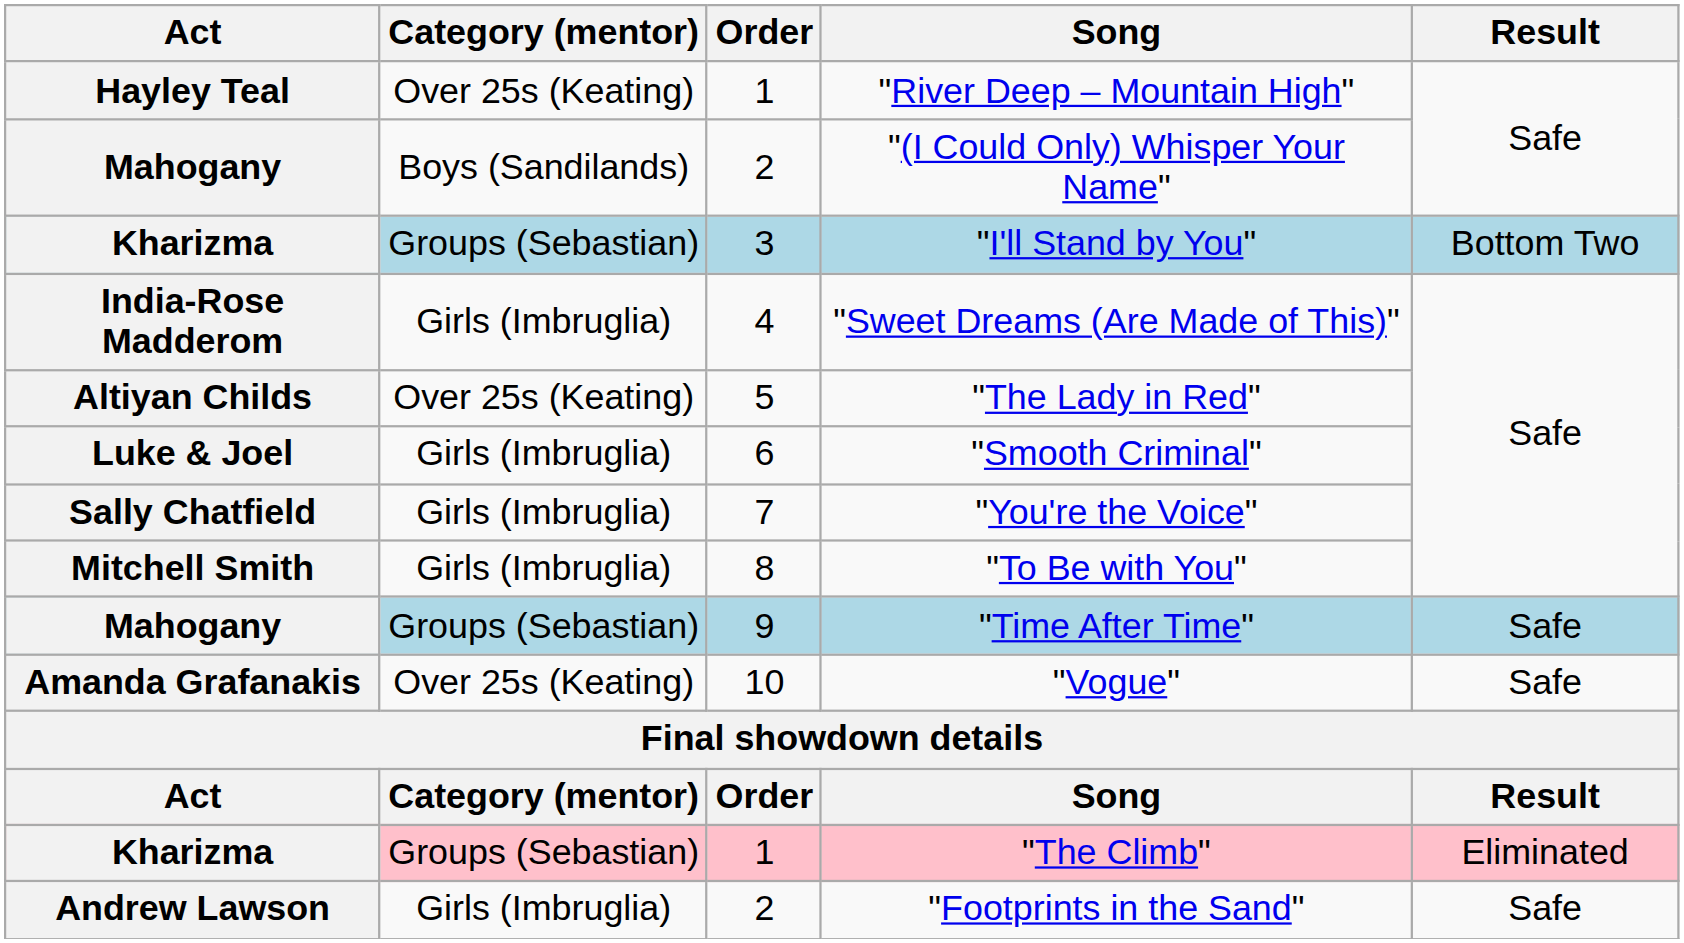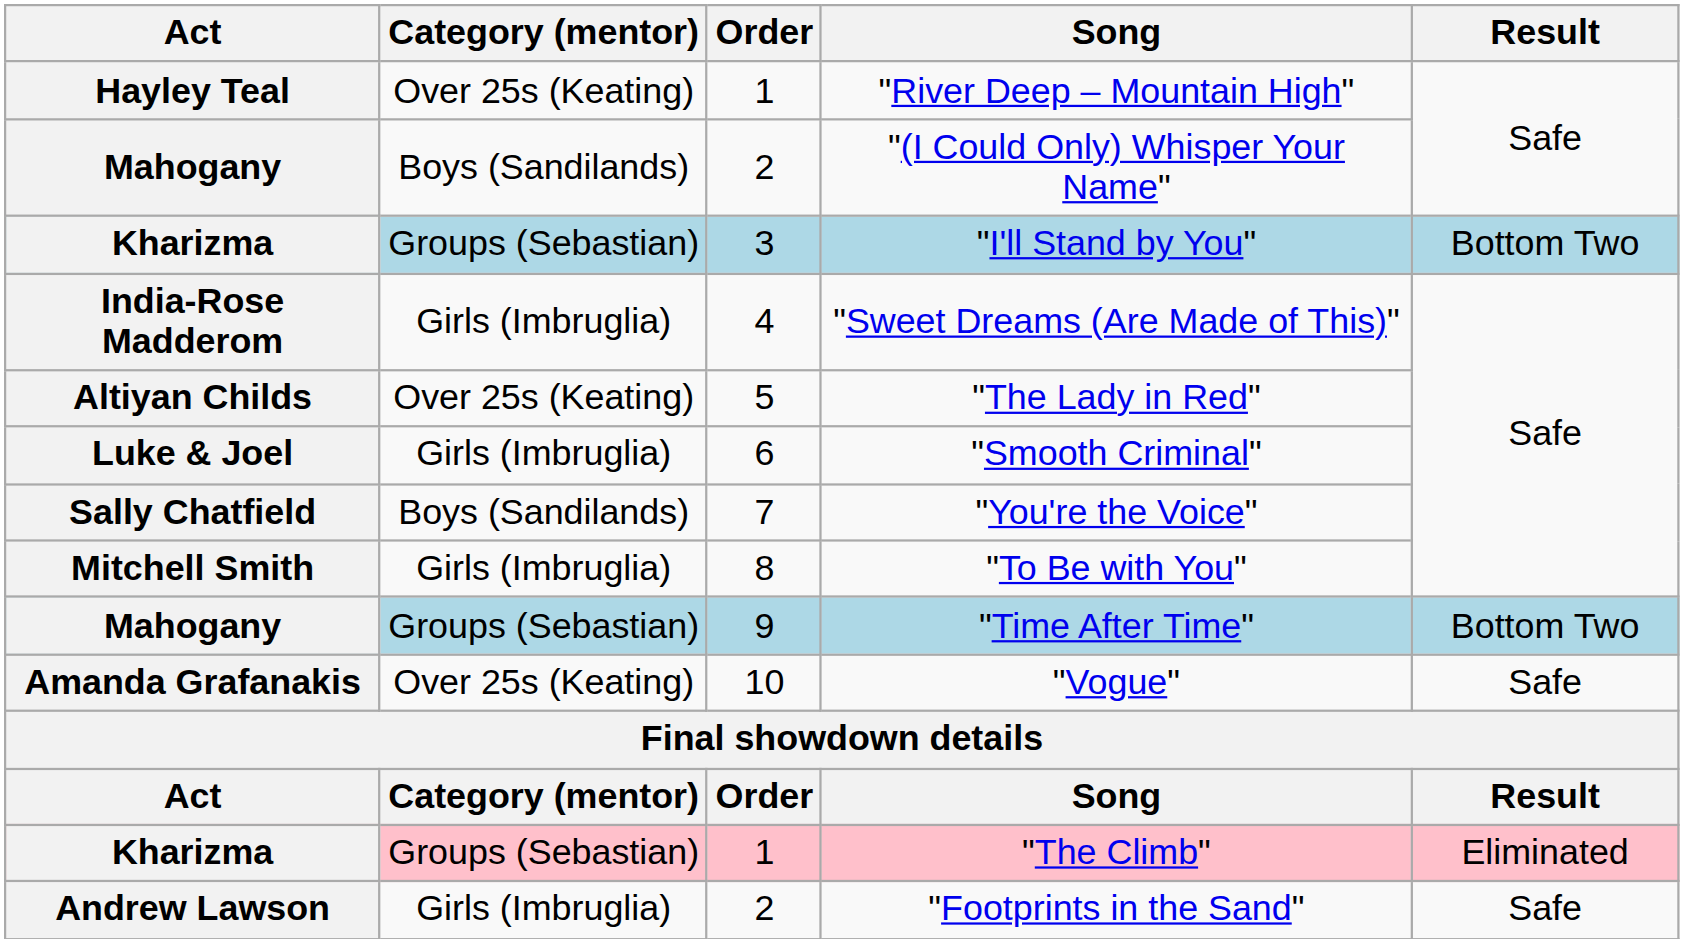(544, 511) Girls (Imbruglia) -> (544, 511) Boys (Sandilands)
(1545, 625) Safe -> (1545, 625) Bottom Two
